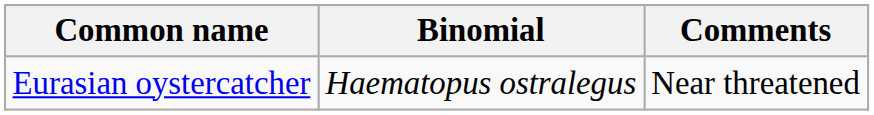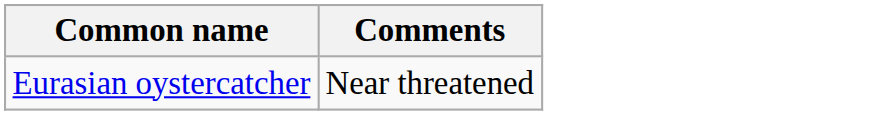- column: (481, 30)
